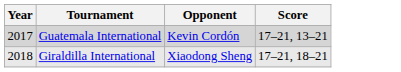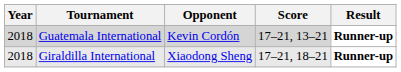+ column: (363, 15)
(20, 36) 2017 -> (20, 36) 2018
